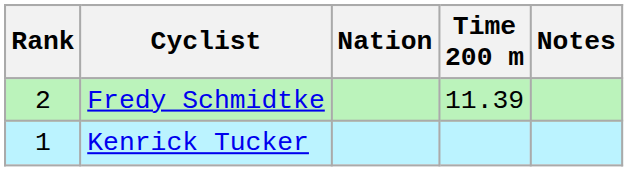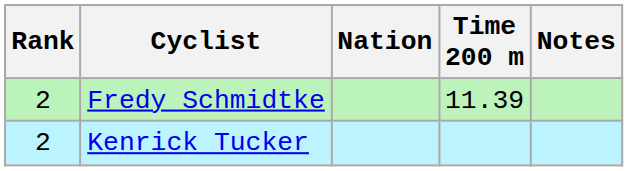(43, 143) 1 -> (43, 143) 2
